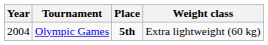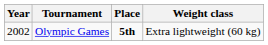(18, 31) 2004 -> (18, 31) 2002
